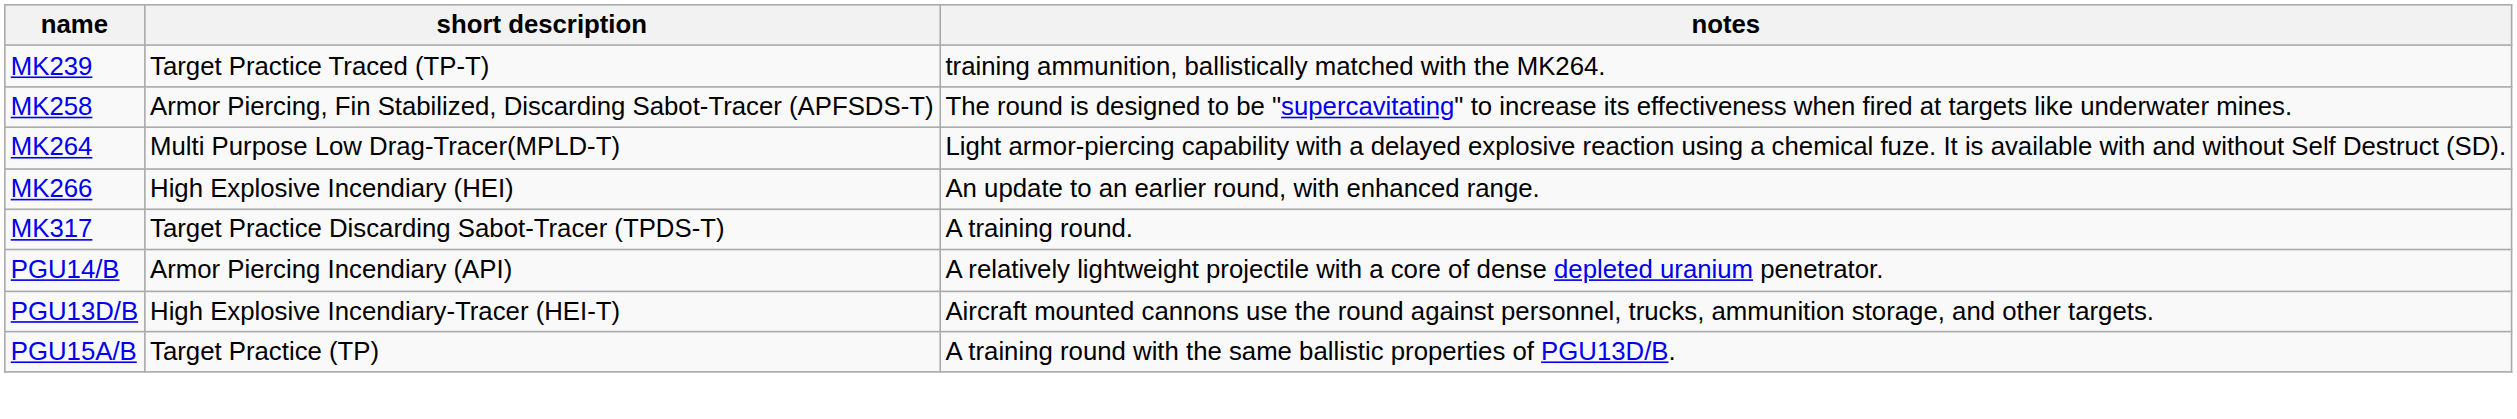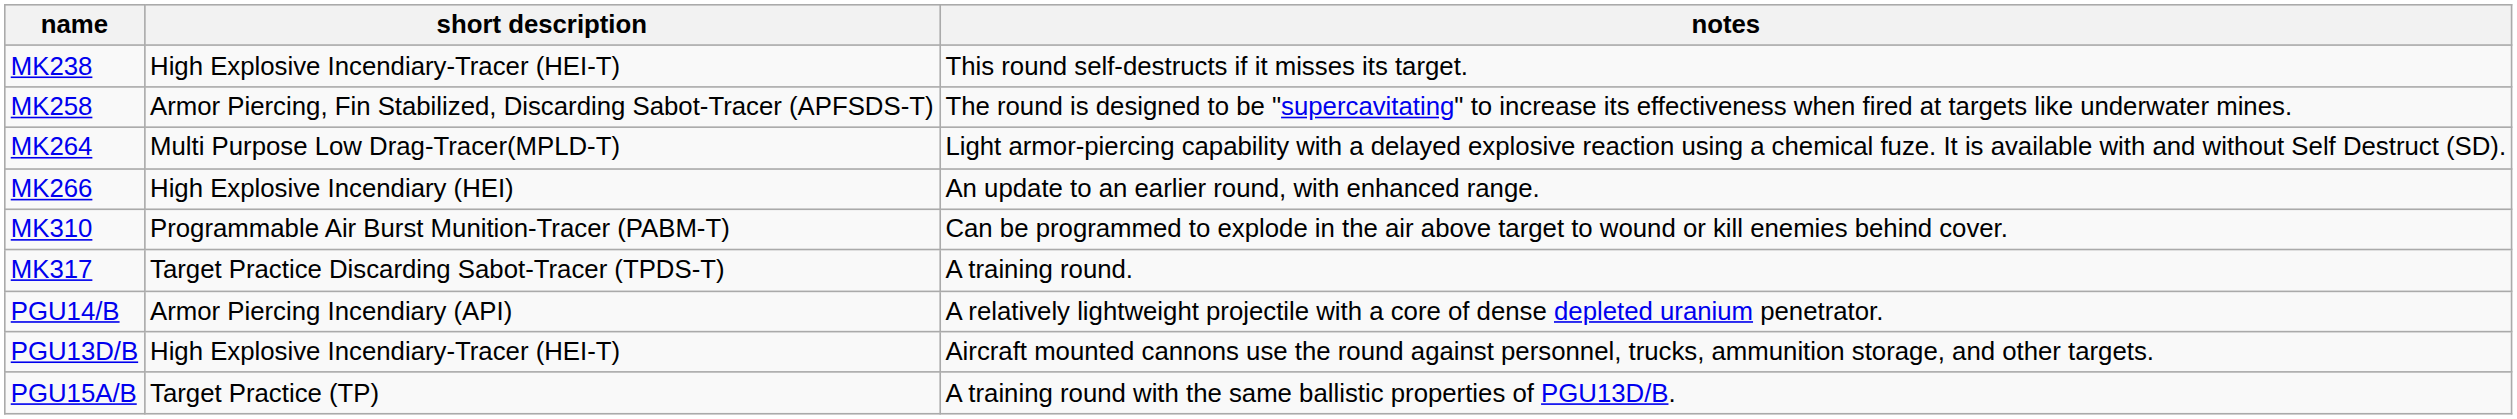+ row: (52, 65)
- row: (52, 65)
+ row: (52, 229)
